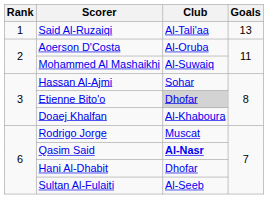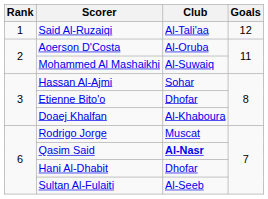(246, 30) 13 -> (246, 30) 12
(181, 99) lightgrey background -> (181, 99) no background
